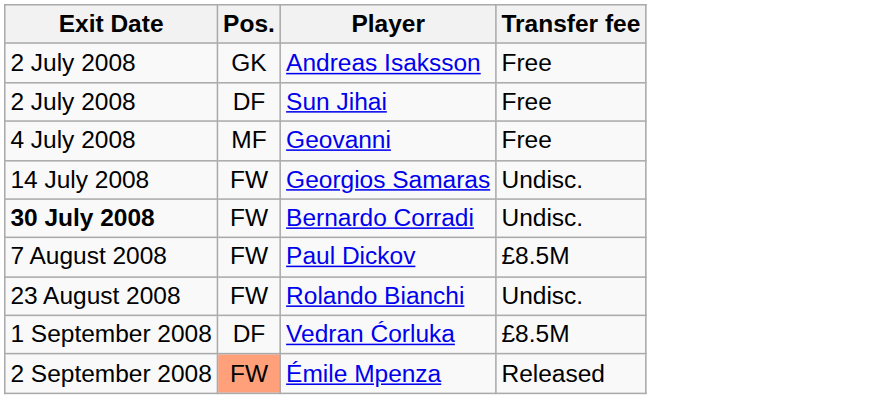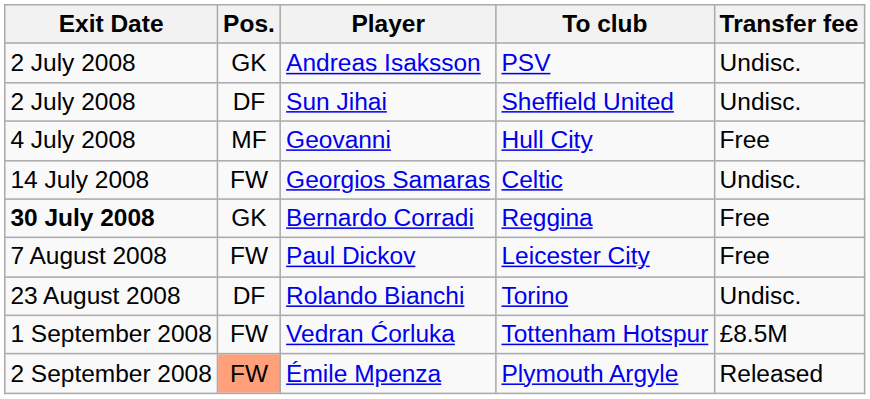+ column: (605, 23)
(527, 62) Free -> (760, 62) Undisc.
(527, 101) Free -> (760, 101) Undisc.
(249, 218) FW -> (249, 218) GK
(542, 218) Undisc. -> (745, 218) Free
(536, 256) £8.5M -> (745, 256) Free
(249, 295) FW -> (249, 295) DF
(249, 334) DF -> (249, 334) FW
